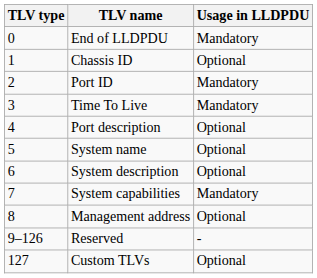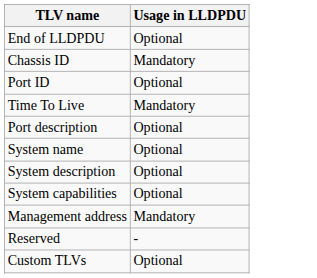- column: (36, 15)
(228, 37) Mandatory -> (158, 37) Optional
(221, 60) Optional -> (164, 60) Mandatory
(228, 82) Mandatory -> (158, 82) Optional
(228, 194) Mandatory -> (158, 194) Optional
(221, 216) Optional -> (164, 216) Mandatory
